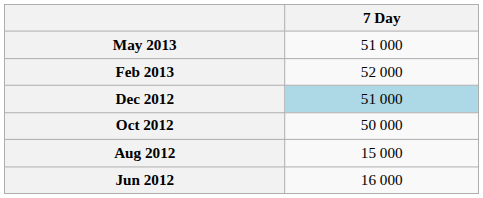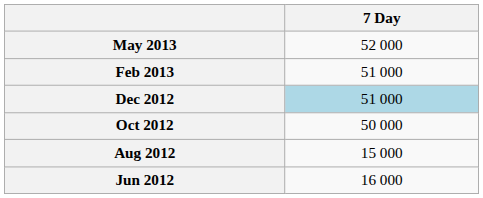(382, 44) 51 000 -> (382, 44) 52 000
(382, 71) 52 000 -> (382, 71) 51 000
